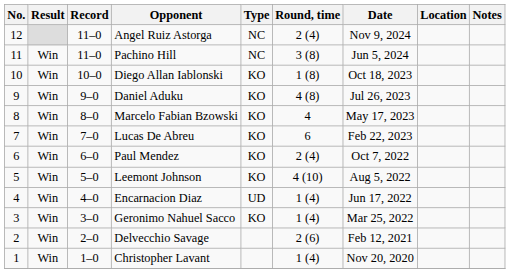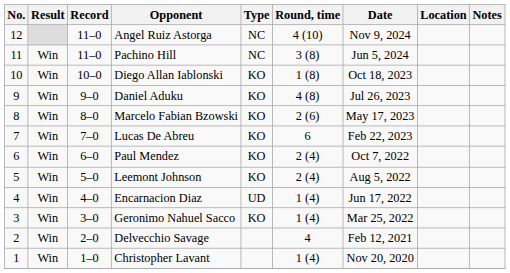(308, 35) 2 (4) -> (308, 35) 4 (10)
(308, 116) 4 -> (308, 116) 2 (6)
(308, 177) 4 (10) -> (308, 177) 2 (4)
(308, 238) 2 (6) -> (308, 238) 4
